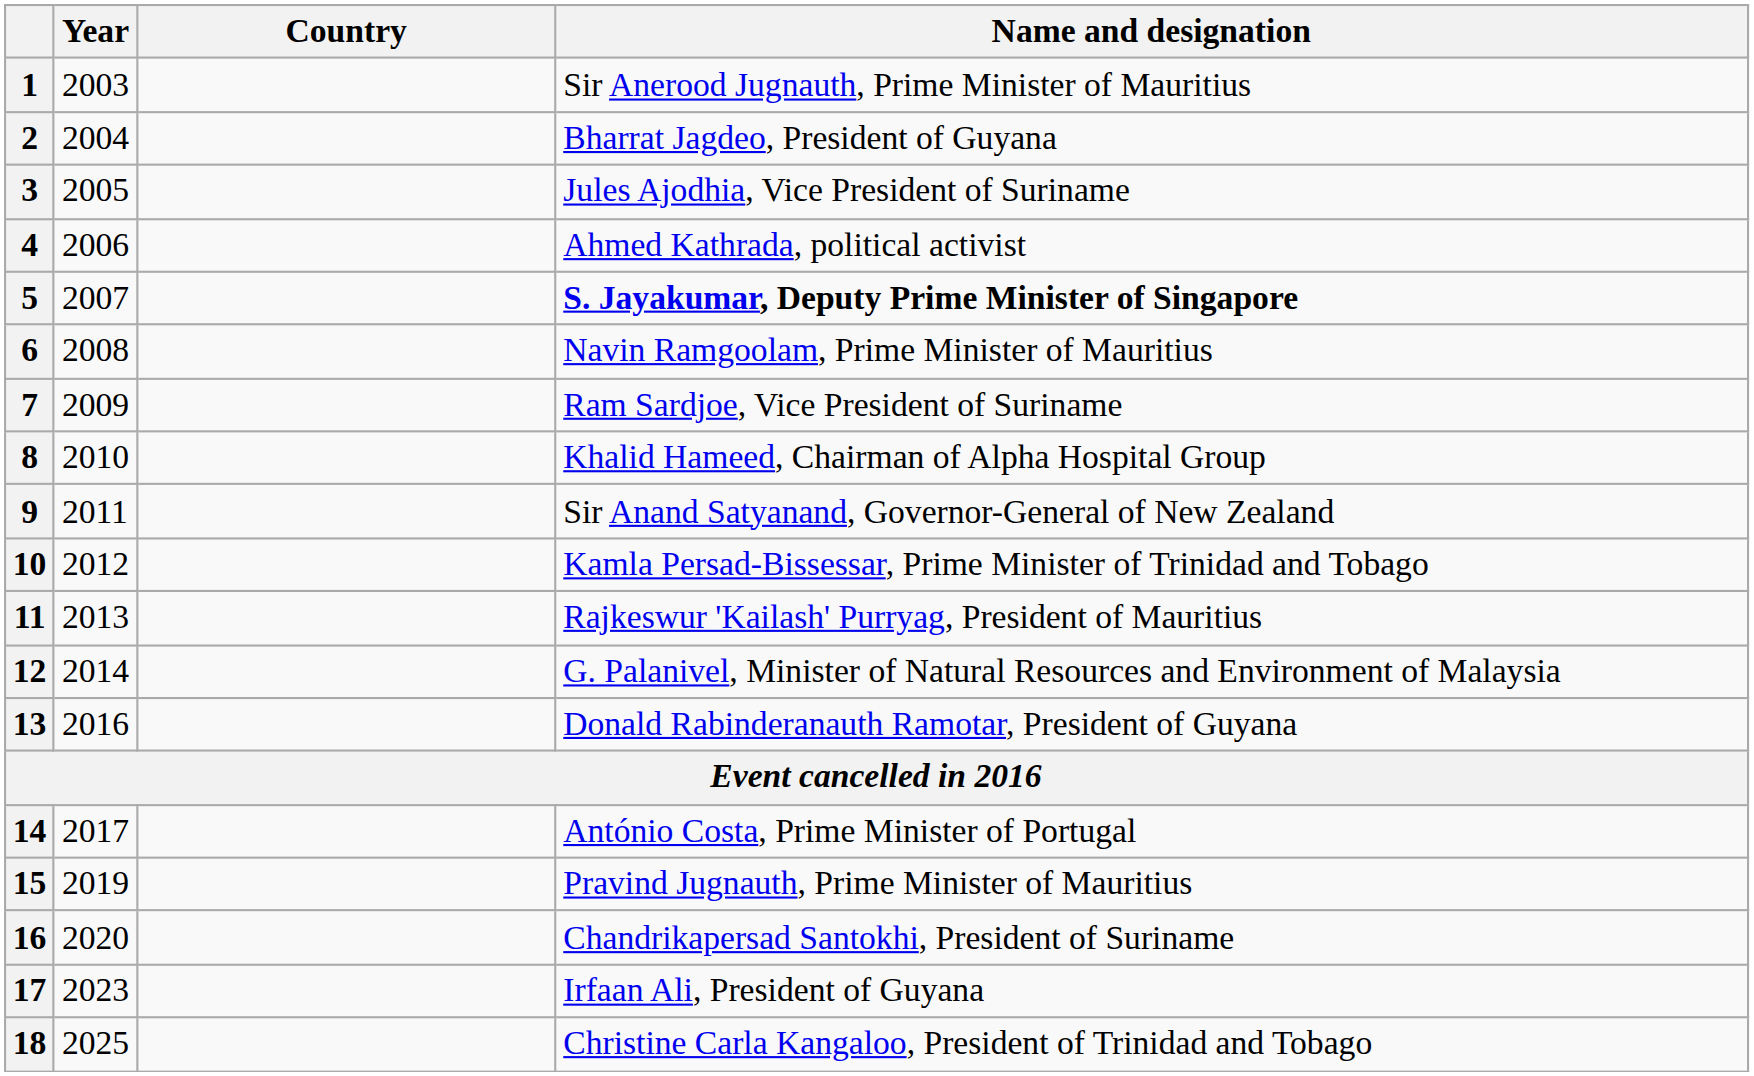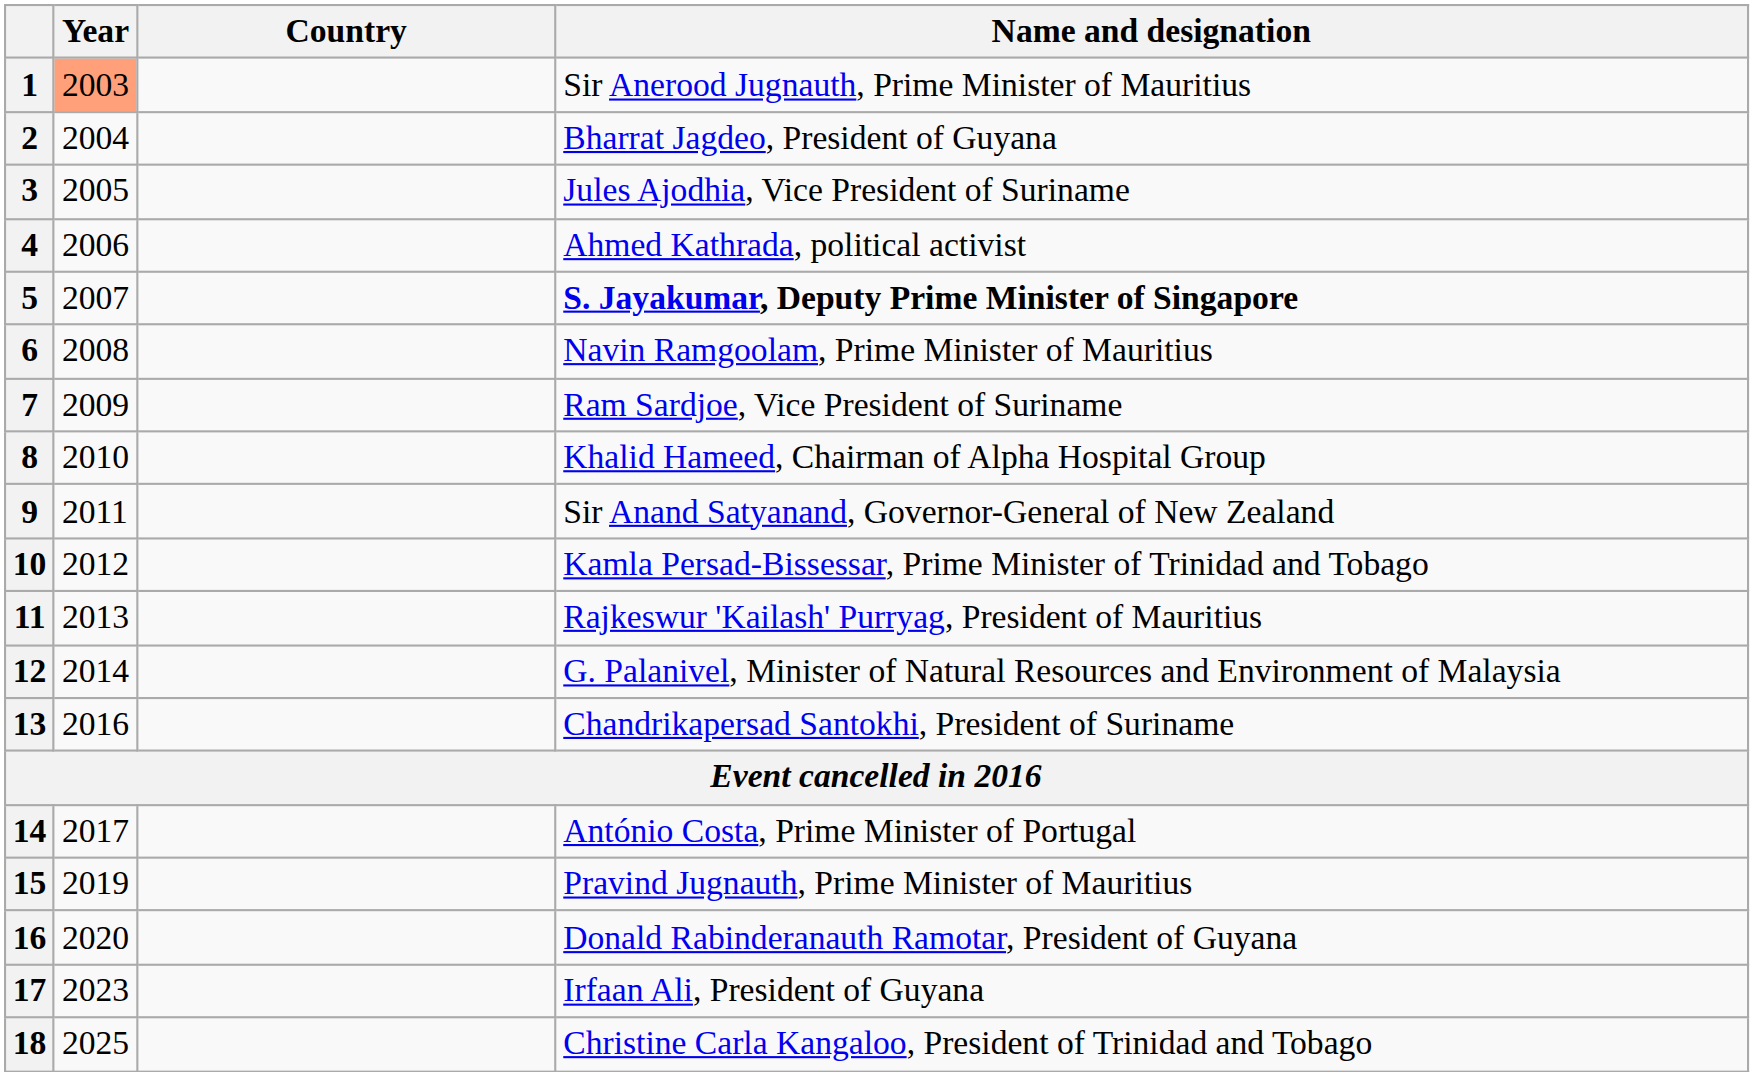(95, 84) no background -> (95, 84) lightsalmon background
(930, 723) Donald Rabinderanauth Ramotar, President of Guyana -> (899, 723) Chandrikapersad Santokhi, President of Suriname
(899, 937) Chandrikapersad Santokhi, President of Suriname -> (930, 937) Donald Rabinderanauth Ramotar, President of Guyana
